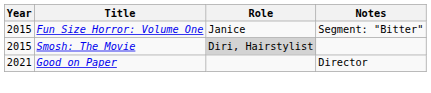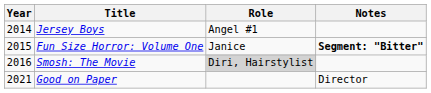+ row: (70, 30)
(371, 30) normal -> (371, 46) bold
(19, 46) 2015 -> (19, 63) 2016
